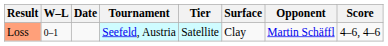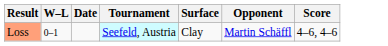- column: (200, 13)
